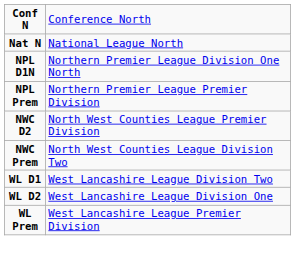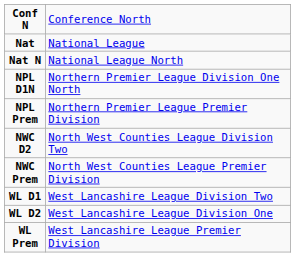+ row: (25, 43)
(157, 126) North West Counties League Premier Division -> (161, 143) North West Counties League Division Two
(161, 155) North West Counties League Division Two -> (157, 173) North West Counties League Premier Division
